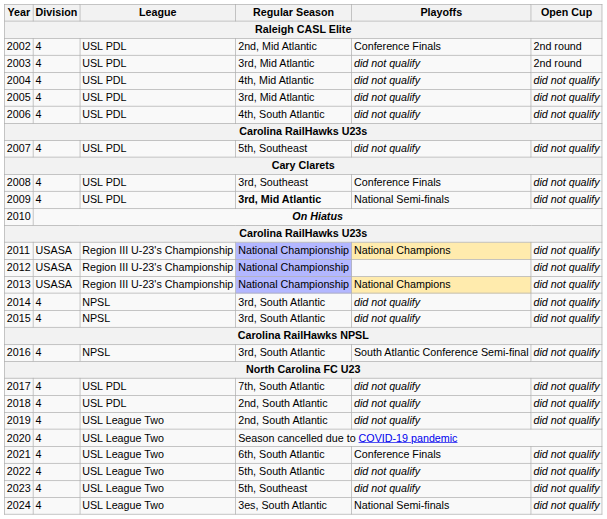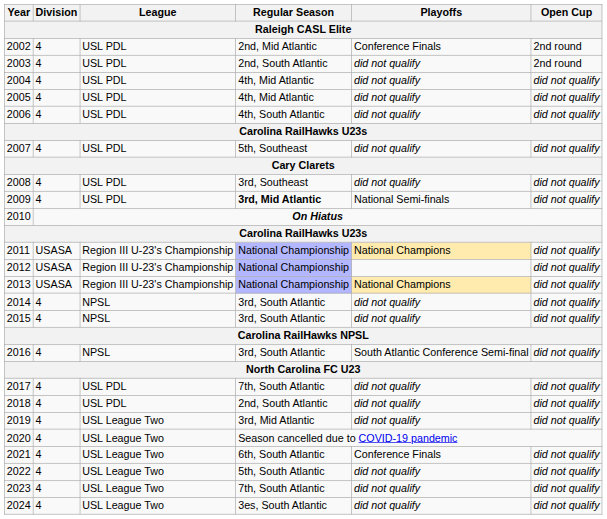(276, 64) 3rd, Mid Atlantic -> (283, 64) 2nd, South Atlantic
(276, 98) 3rd, Mid Atlantic -> (276, 98) 4th, Mid Atlantic
(397, 183) Conference Finals -> (387, 183) did not qualify
(283, 421) 2nd, South Atlantic -> (276, 421) 3rd, Mid Atlantic
(273, 489) 5th, Southeast -> (281, 489) 7th, South Atlantic
(402, 506) National Semi-finals -> (387, 506) did not qualify
